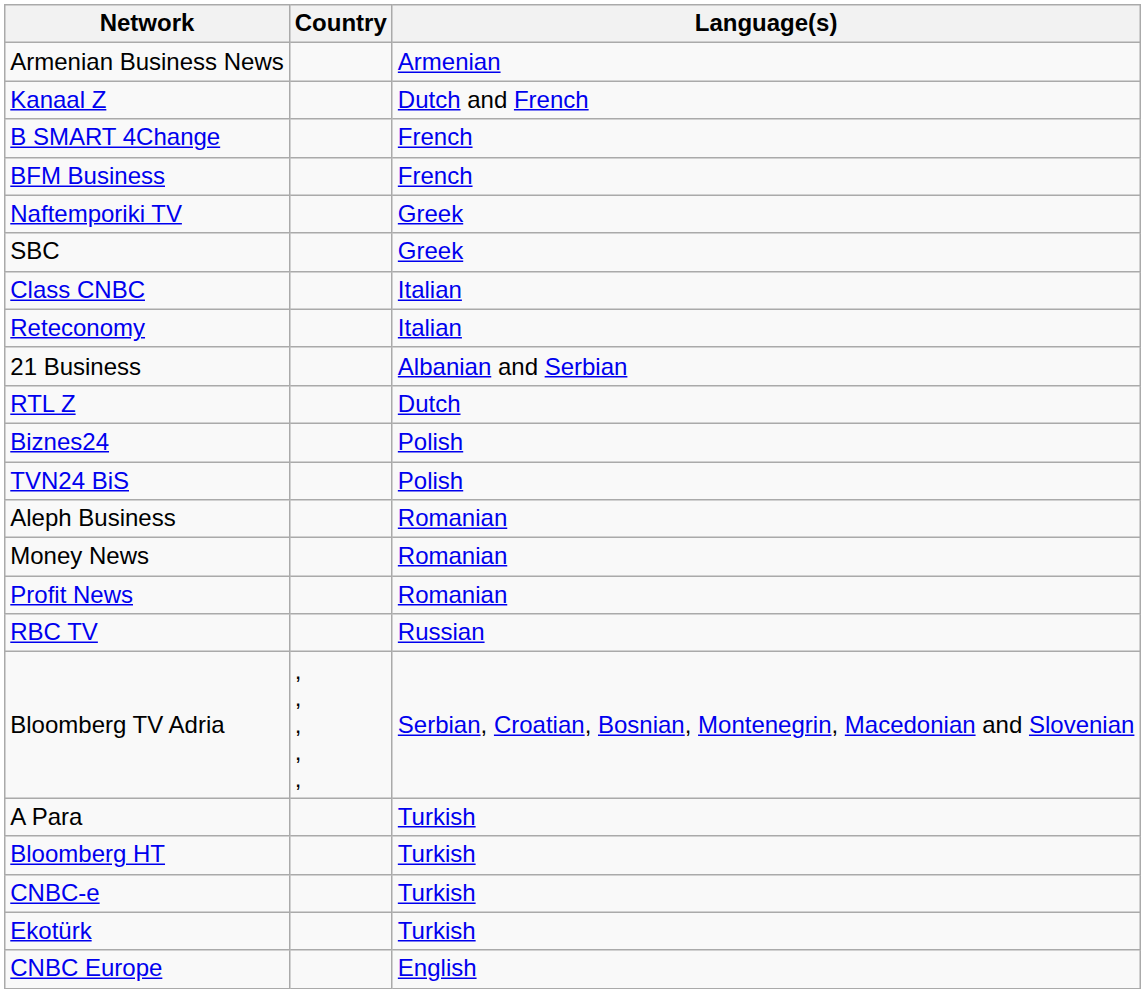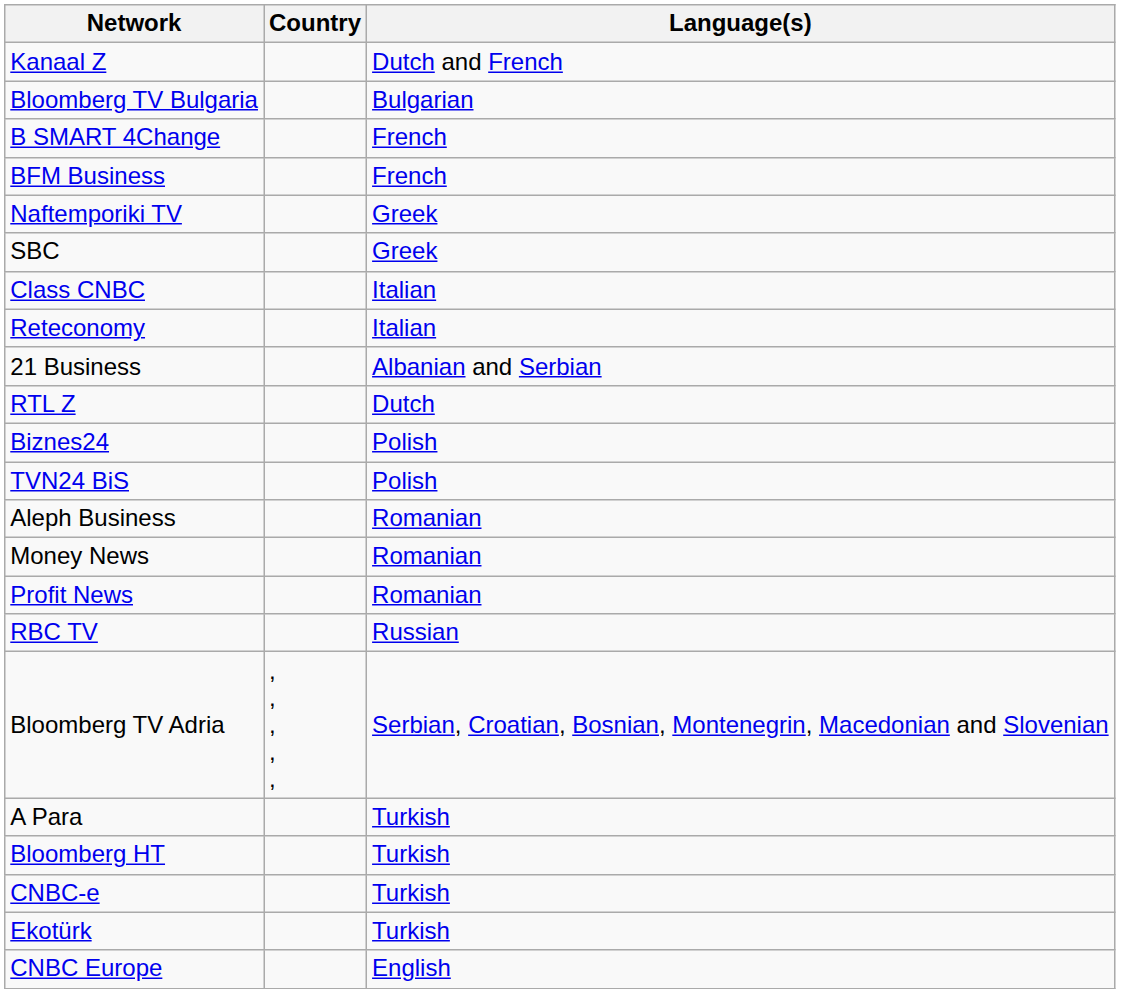- row: (147, 61)
+ row: (134, 99)
